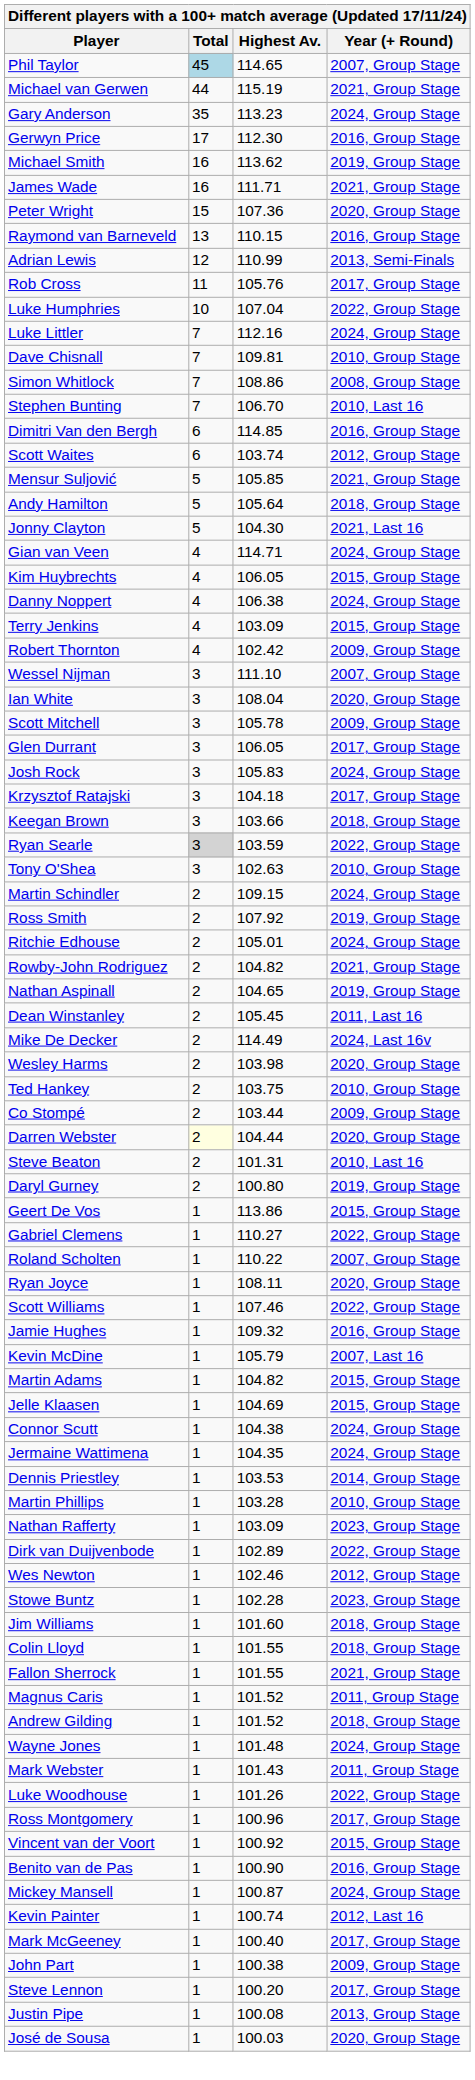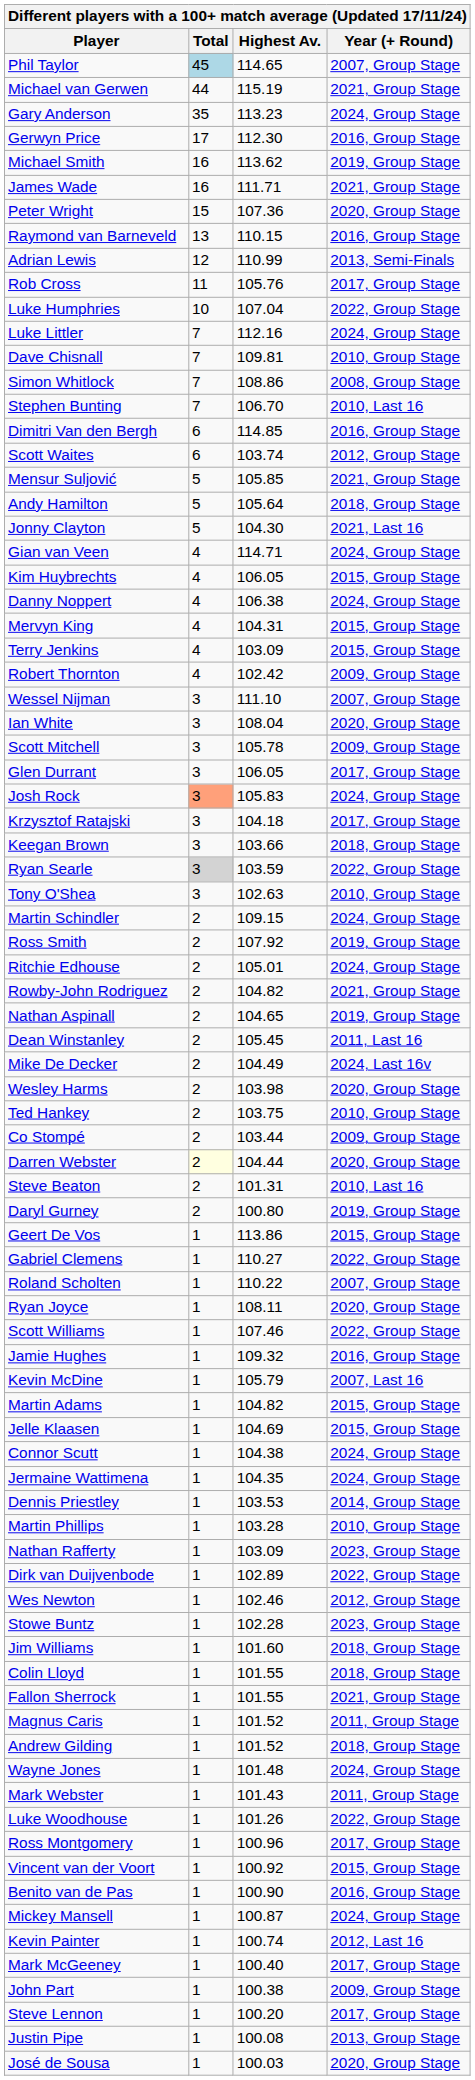+ row: (51, 625)
(196, 771) no background -> (196, 796) lightsalmon background
(260, 1039) 114.49 -> (260, 1064) 104.49
